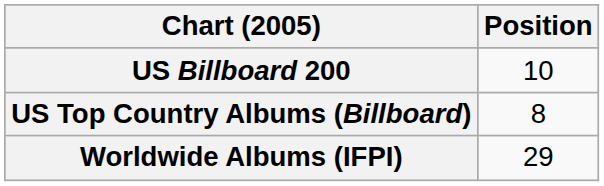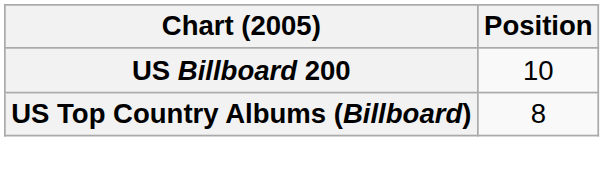- row: (241, 157)
